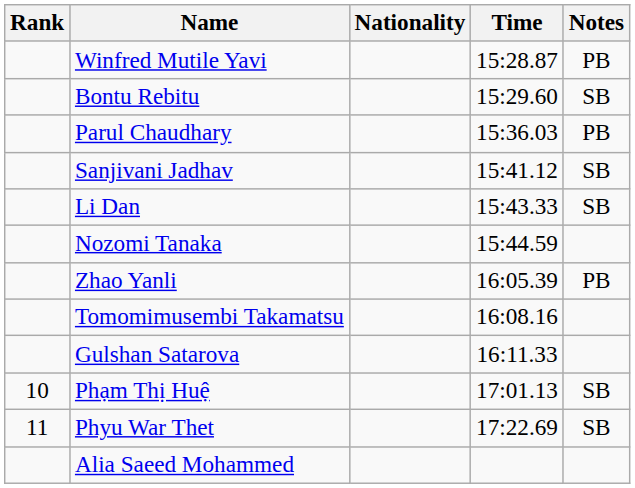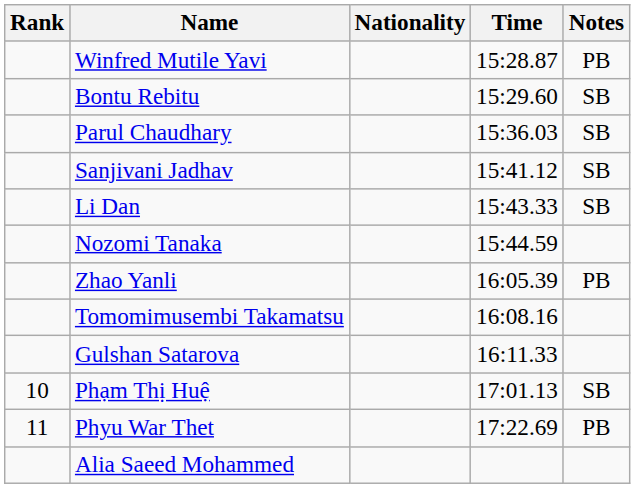(596, 133) PB -> (596, 133) SB
(596, 427) SB -> (596, 427) PB
